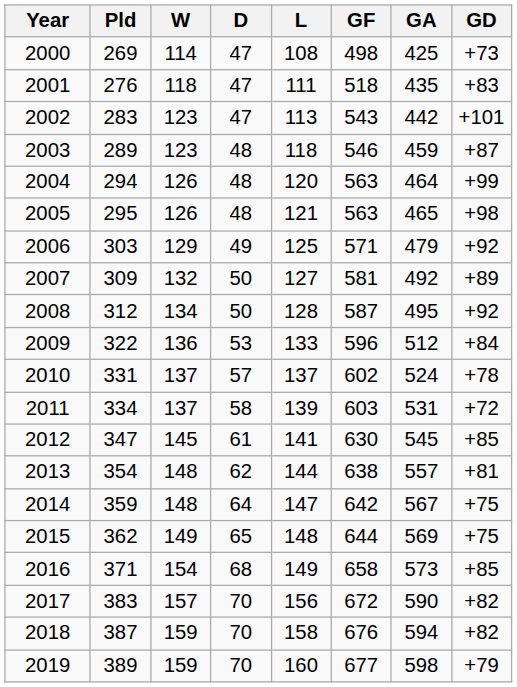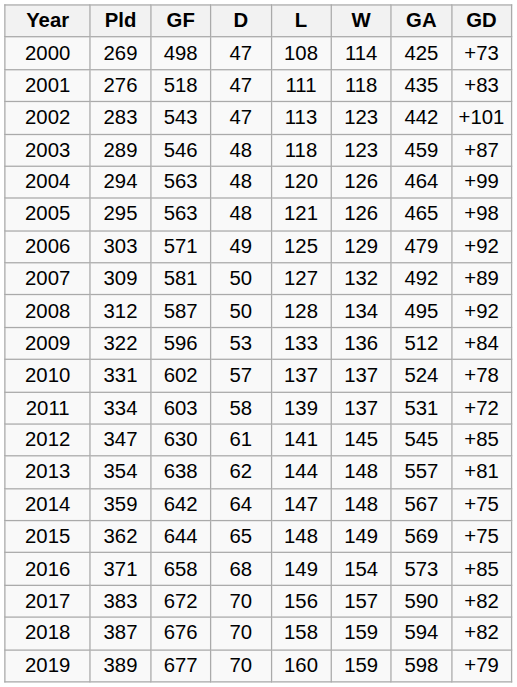columns swapped: (181, 20) <-> (361, 20)
